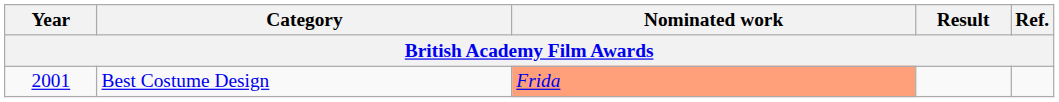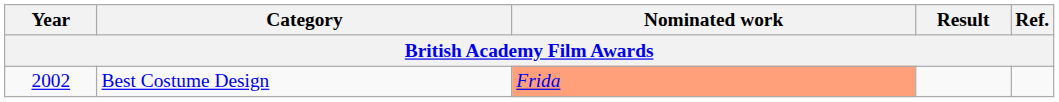(51, 81) 2001 -> (51, 81) 2002
